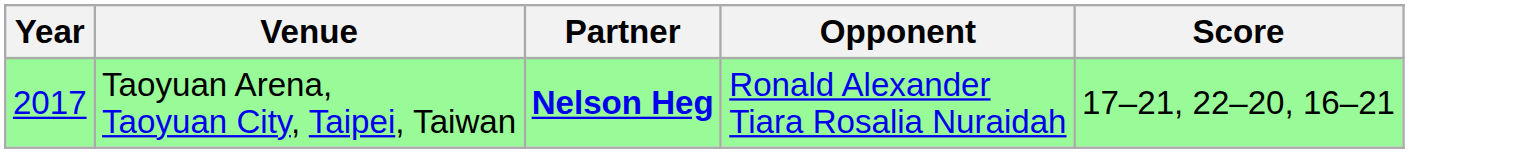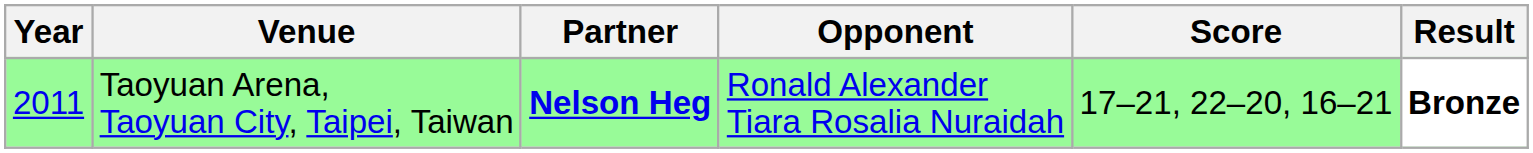+ column: (1464, 32)
(50, 102) 2017 -> (49, 102) 2011
